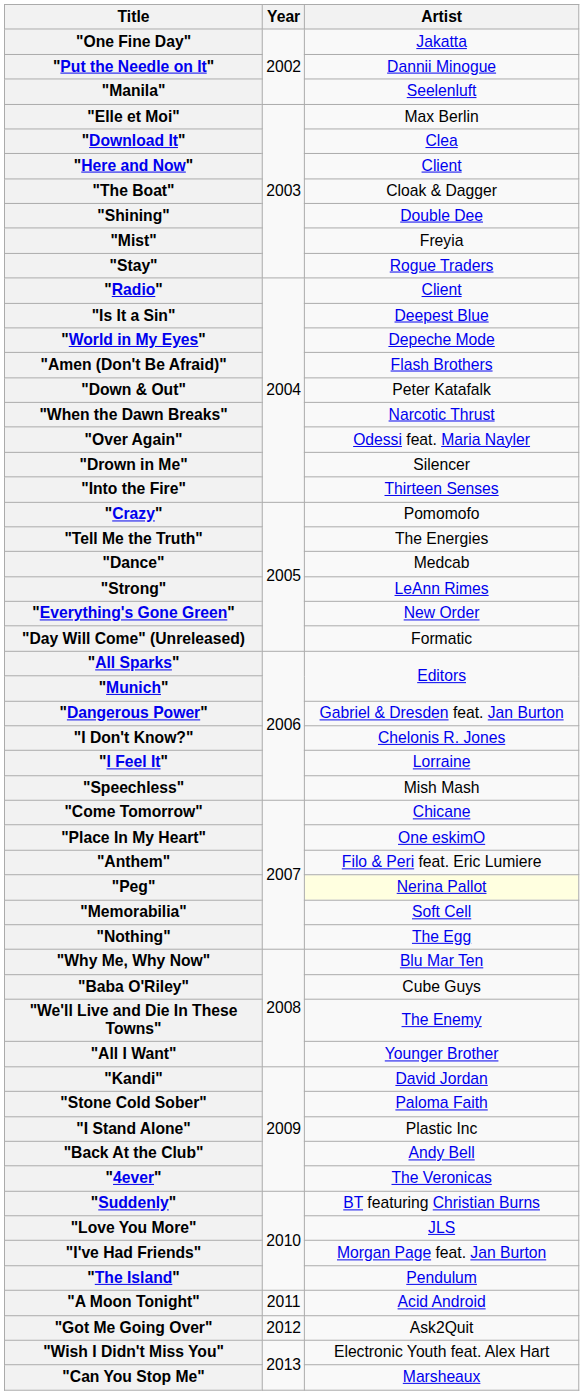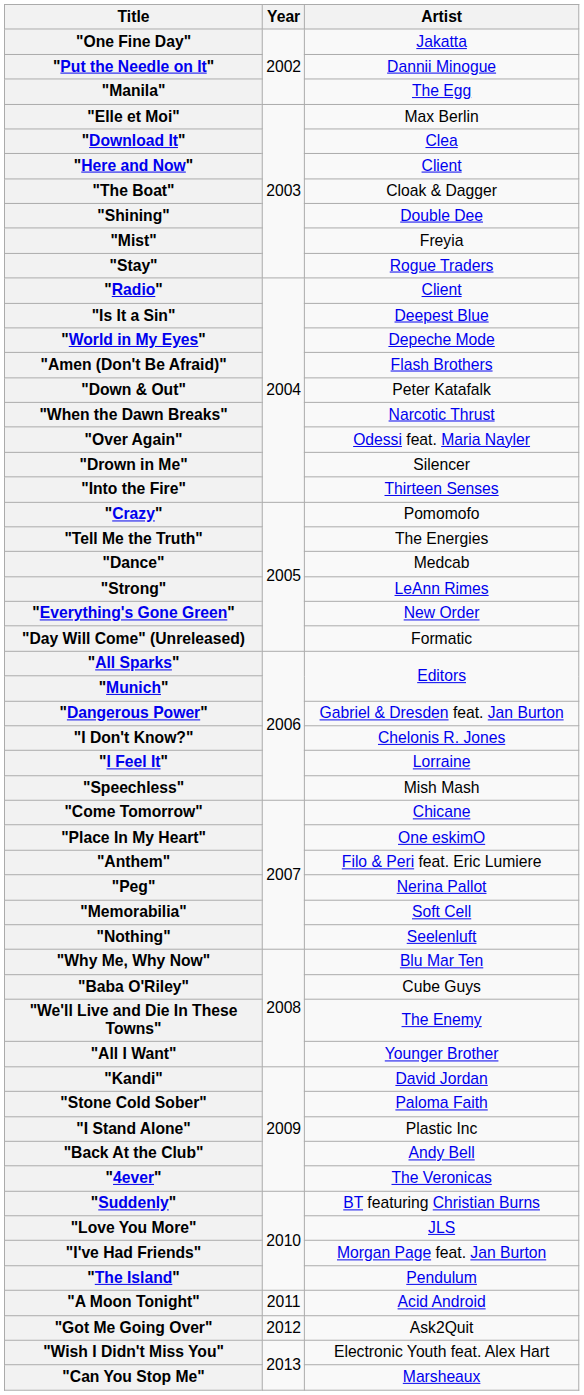(442, 91) Seelenluft -> (442, 91) The Egg
(442, 887) lightyellow background -> (442, 887) no background
(442, 937) The Egg -> (442, 937) Seelenluft
